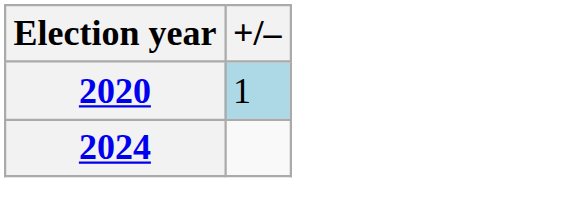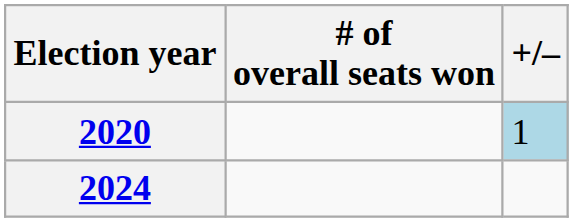+ column: (364, 53)
